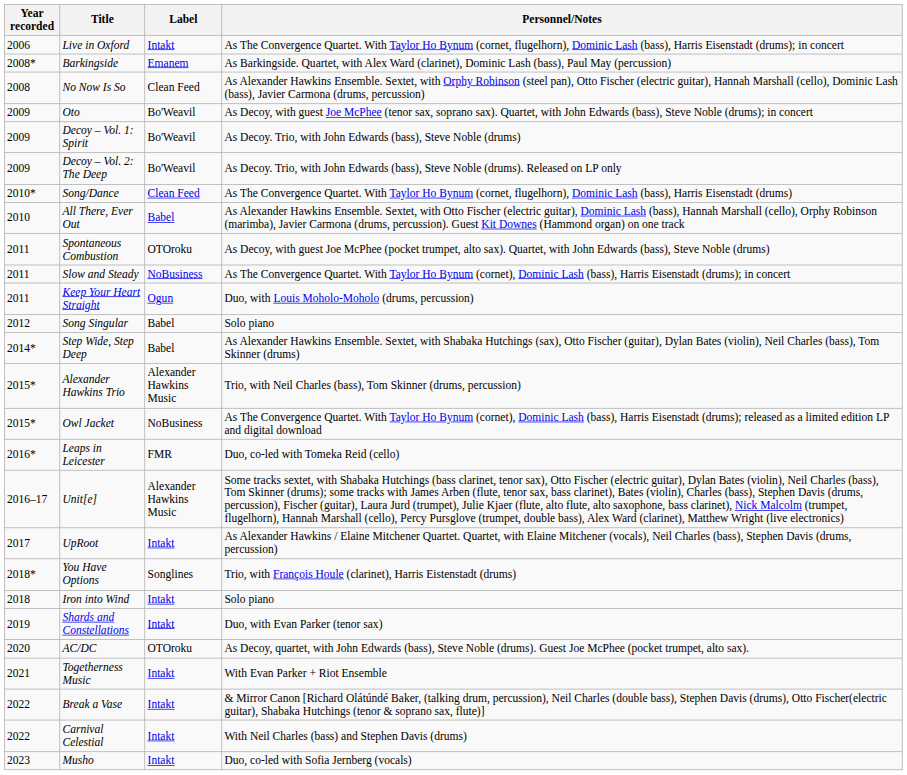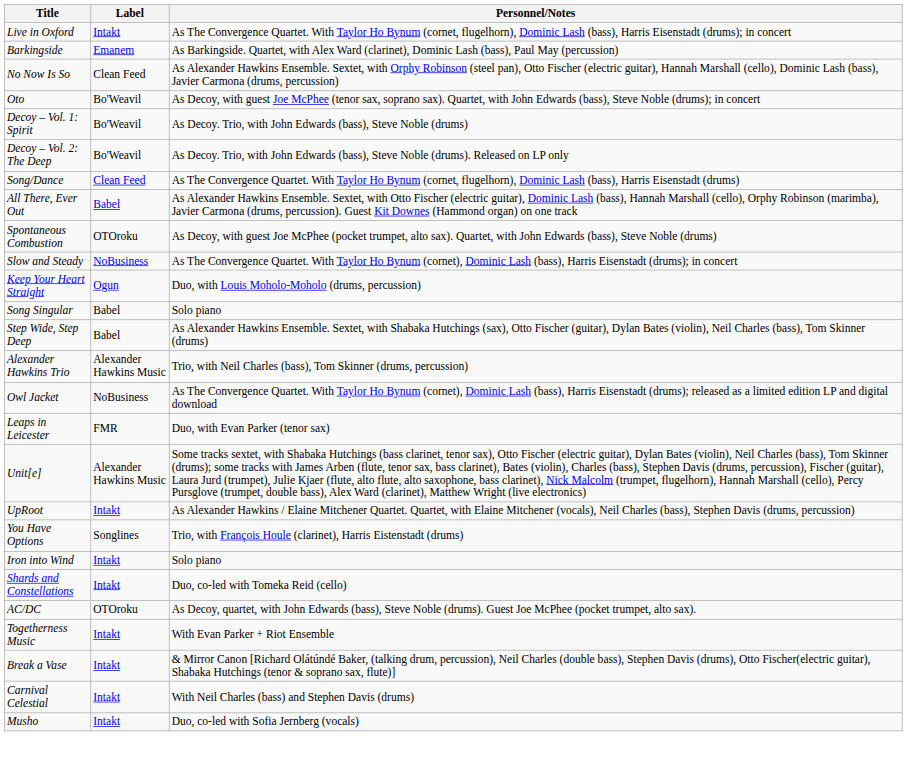- column: (32, 20)
(312, 454) Duo, co-led with Tomeka Reid (cello) -> (251, 429) Duo, with Evan Parker (tenor sax)
(303, 624) Duo, with Evan Parker (tenor sax) -> (259, 585) Duo, co-led with Tomeka Reid (cello)
